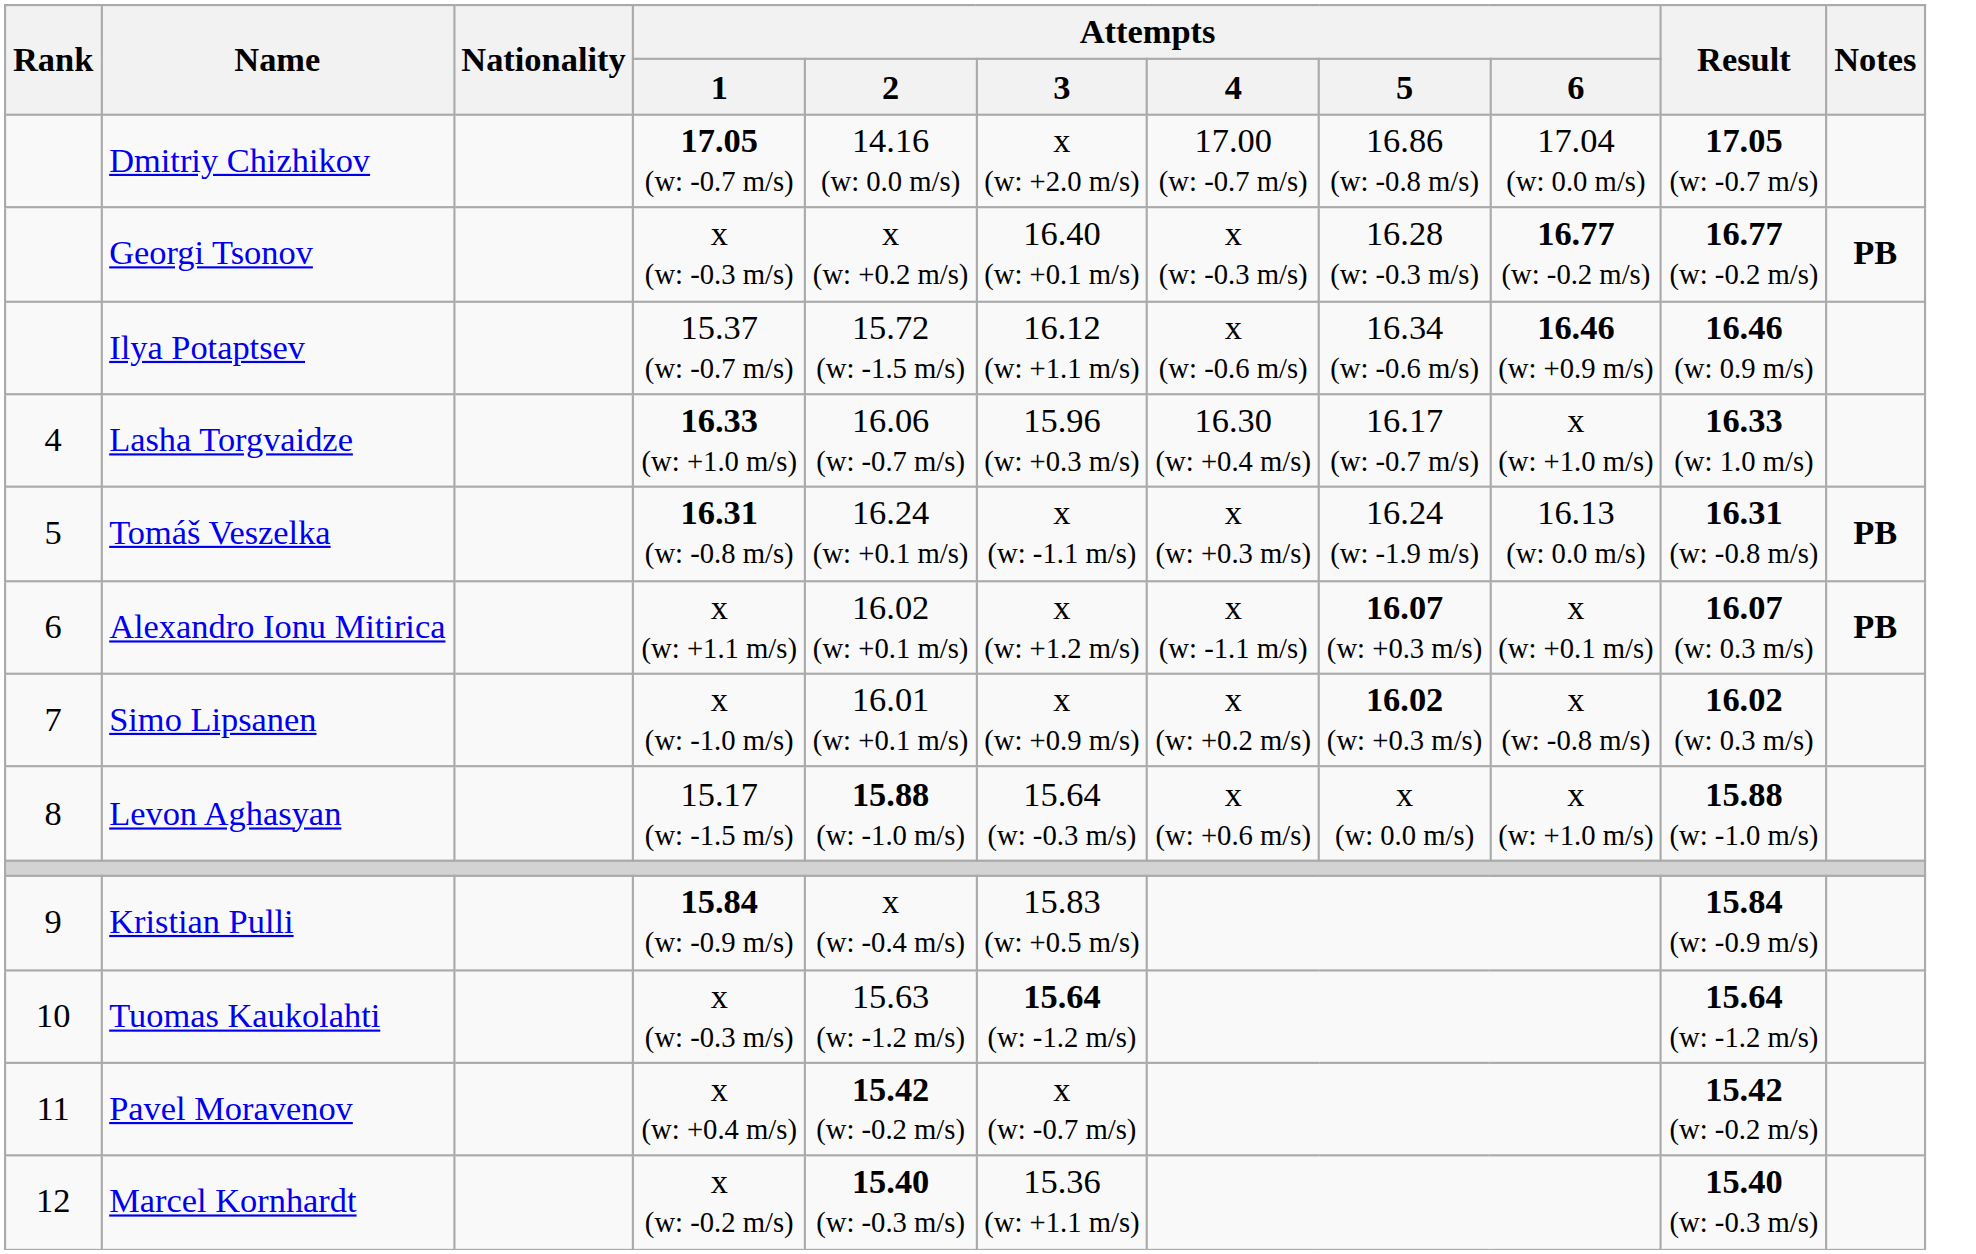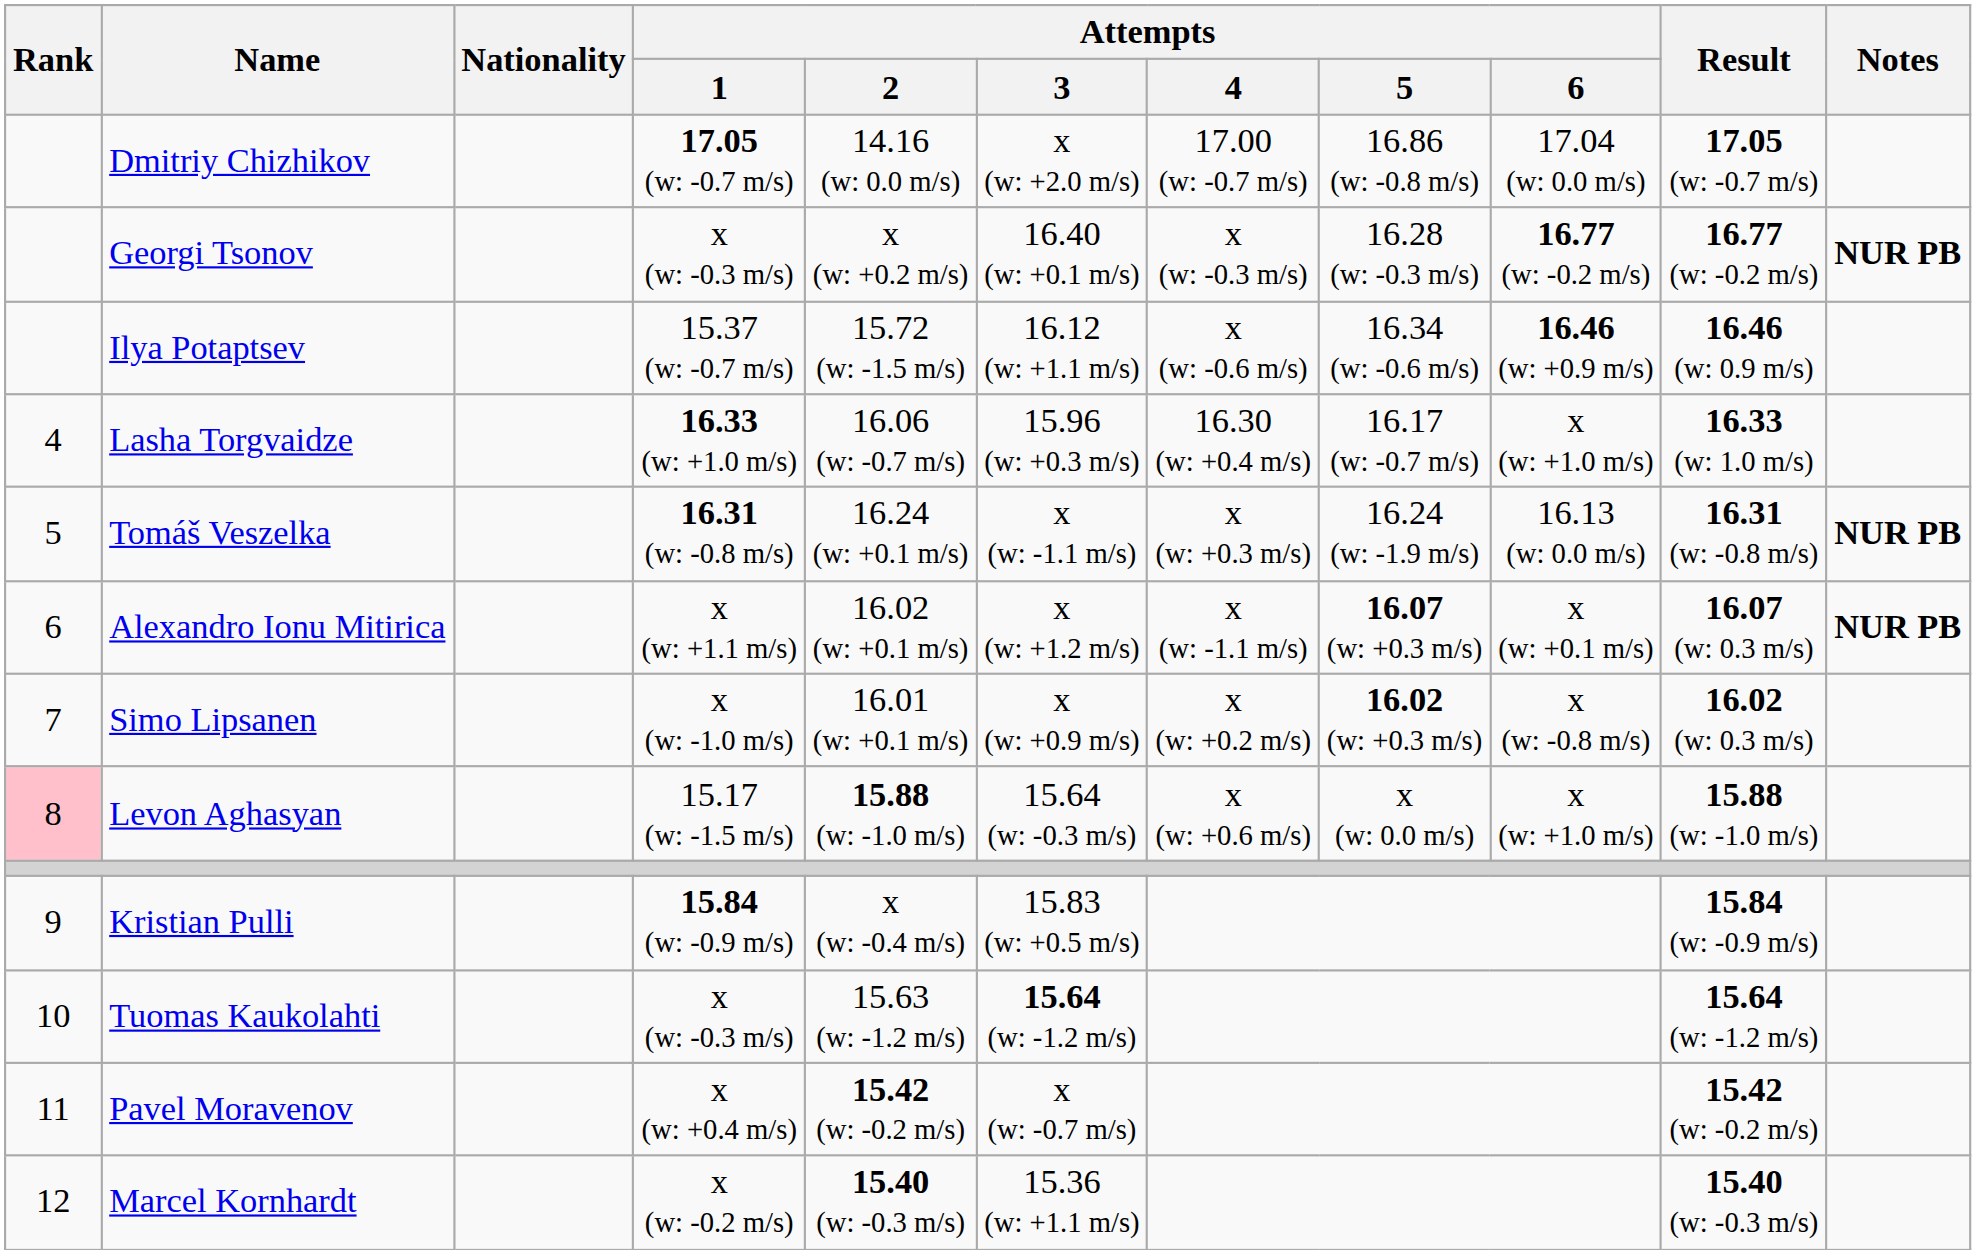(1875, 253) PB -> (1898, 253) NUR PB
(1875, 533) PB -> (1898, 533) NUR PB
(1875, 626) PB -> (1898, 626) NUR PB
(53, 813) no background -> (53, 813) pink background
